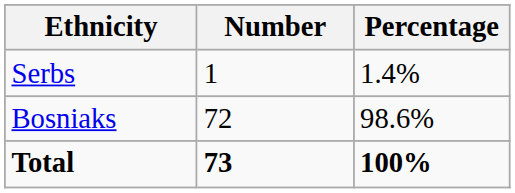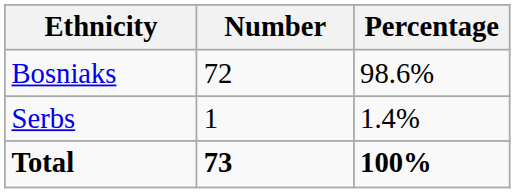rows swapped: (64, 118) <-> (43, 72)
